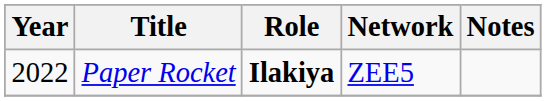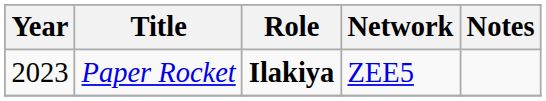(40, 72) 2022 -> (40, 72) 2023
